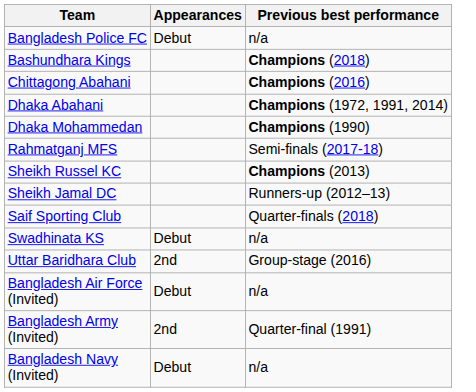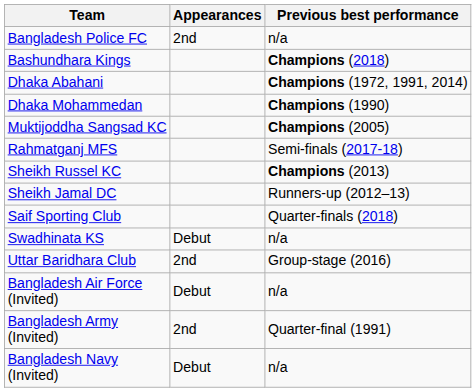(172, 37) Debut -> (185, 37) 2nd
- row: (69, 82)
+ row: (87, 127)
